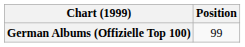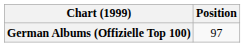(216, 32) 99 -> (216, 32) 97
